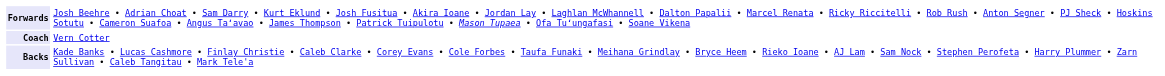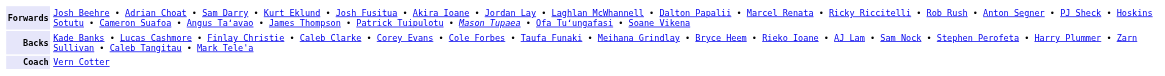rows swapped: (36, 57) <-> (36, 38)
